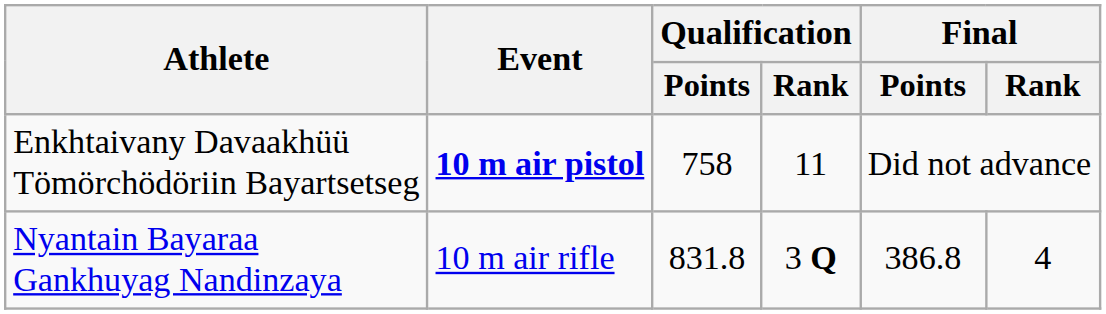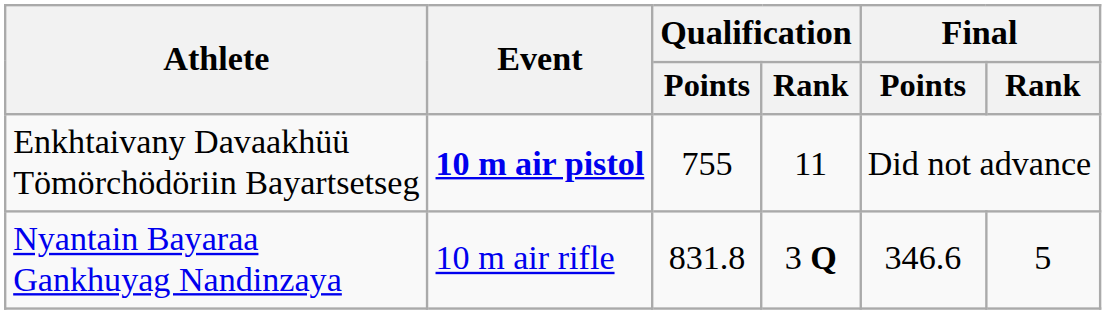(707, 162) 758 -> (707, 162) 755
(923, 259) 386.8 -> (923, 259) 346.6
(1043, 259) 4 -> (1043, 259) 5
